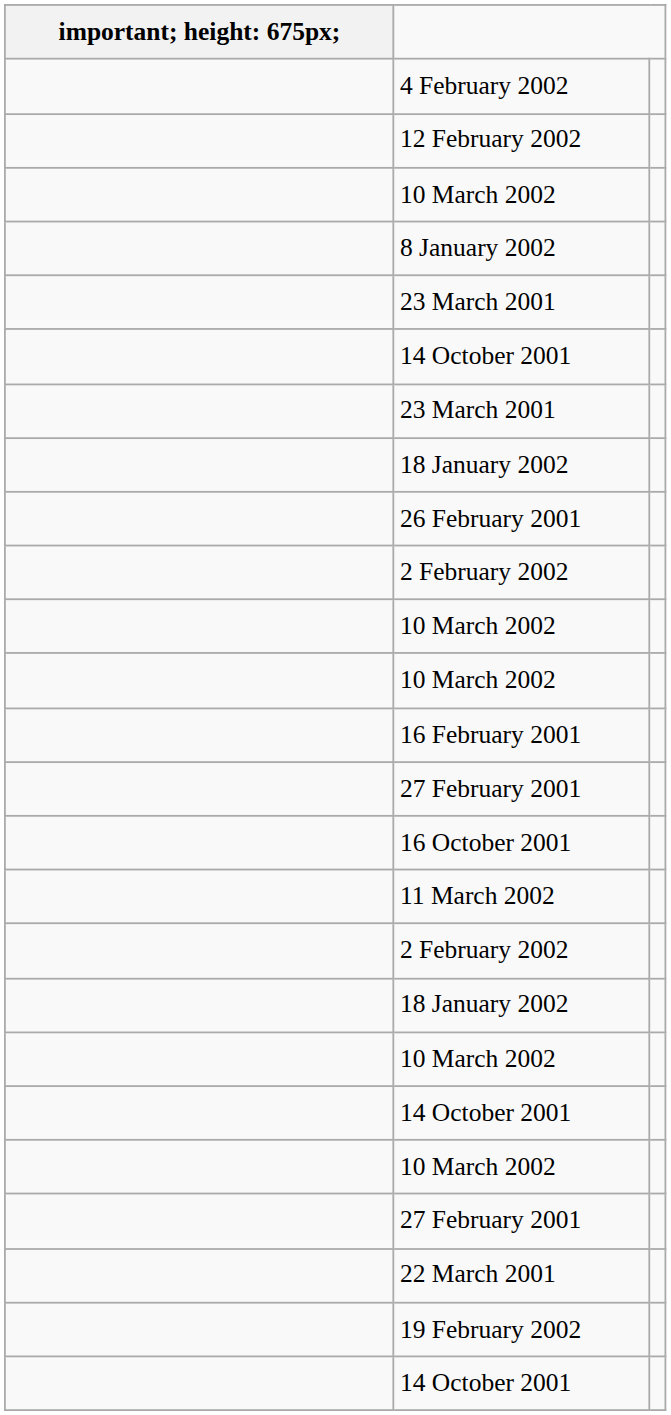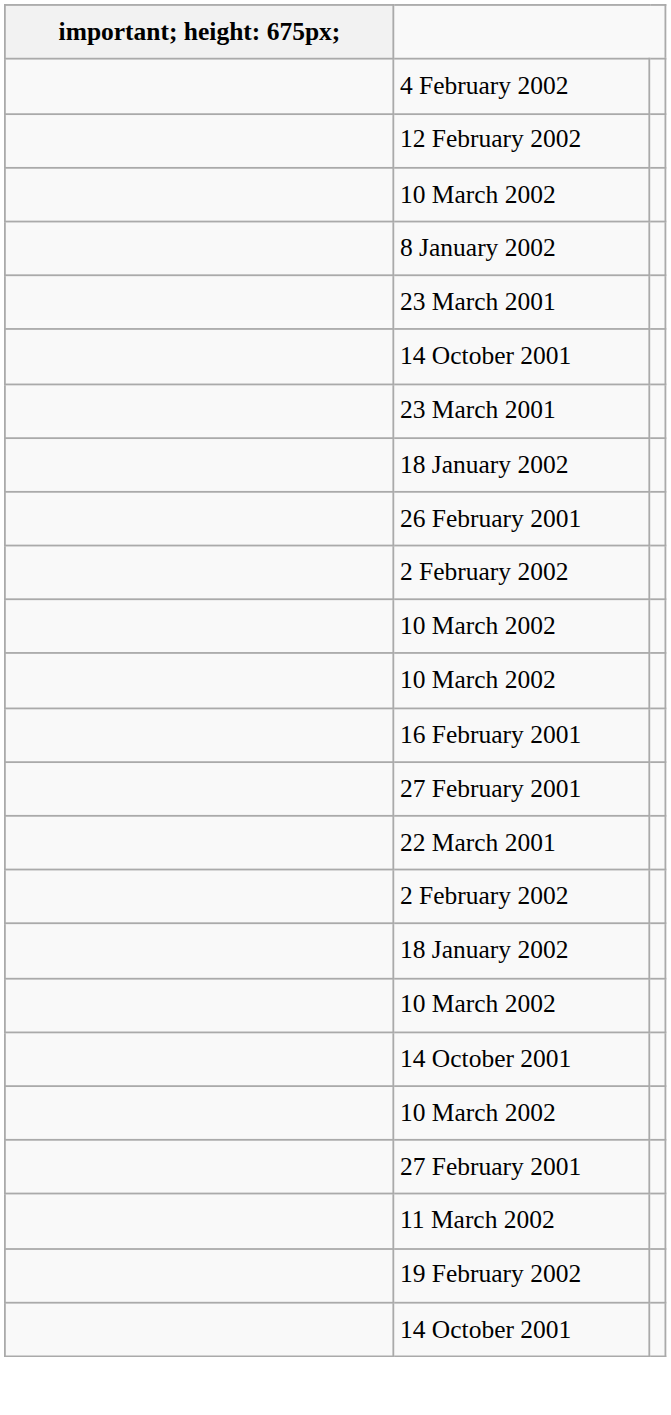- row: (199, 843)
rows swapped: (199, 897) <-> (199, 1275)
